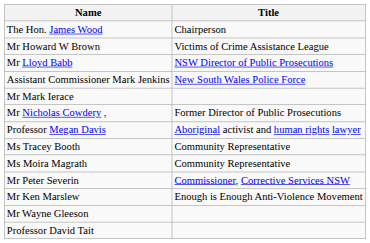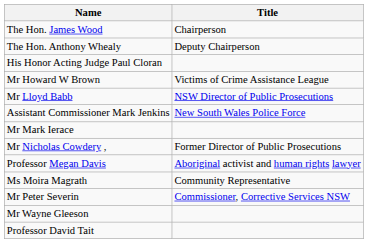+ row: (64, 46)
+ row: (84, 63)
- row: (43, 146)
- row: (43, 197)
